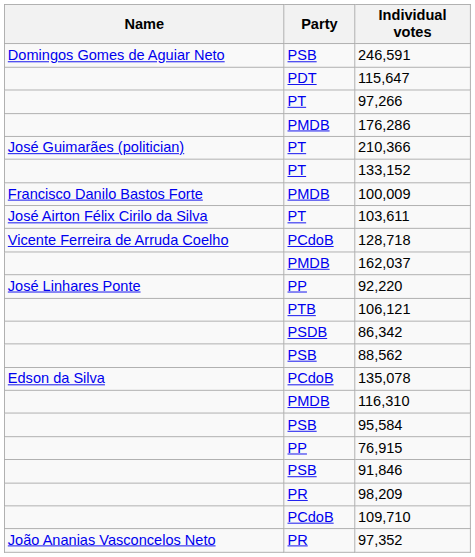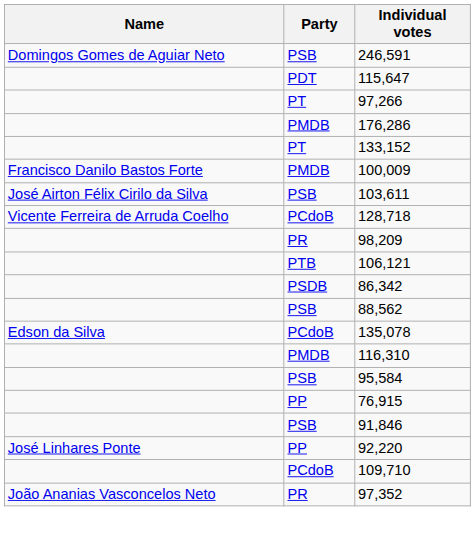- row: (384, 147)
(297, 217) PT -> (302, 194) PSB
- row: (384, 263)
rows swapped: (380, 494) <-> (380, 286)
